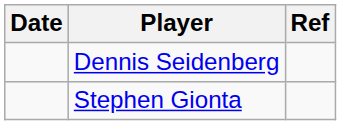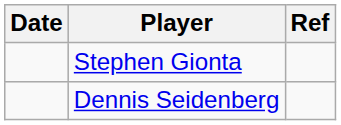rows swapped: (158, 100) <-> (177, 61)
